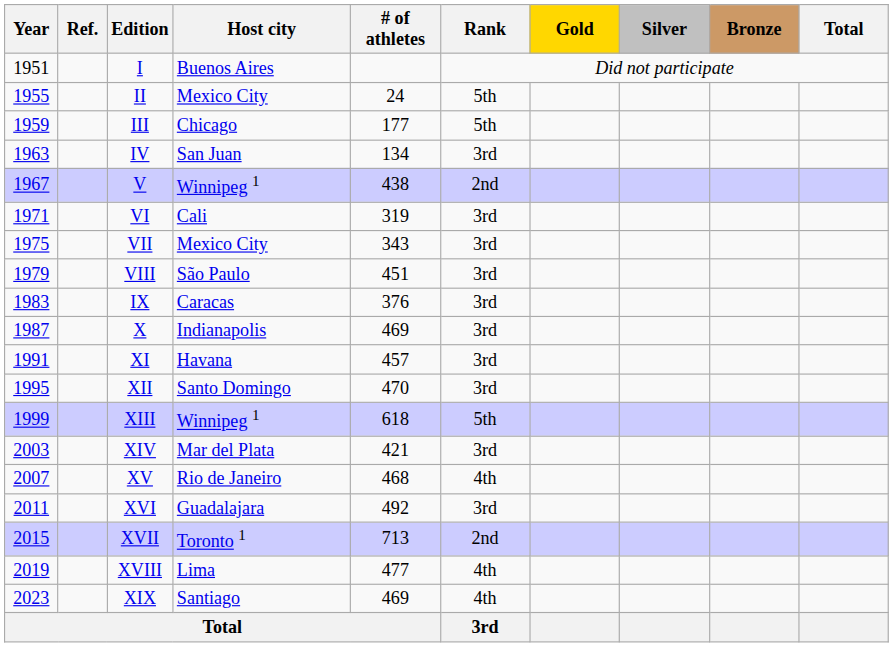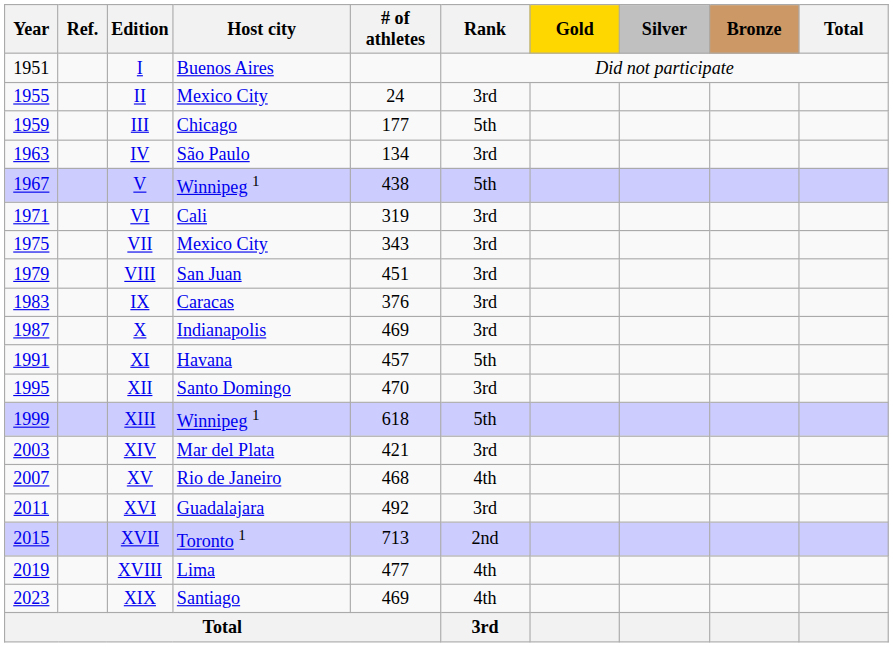(485, 96) 5th -> (485, 96) 3rd
(209, 153) San Juan -> (213, 153) São Paulo
(485, 184) 2nd -> (485, 184) 5th
(213, 273) São Paulo -> (209, 273) San Juan
(485, 359) 3rd -> (485, 359) 5th
